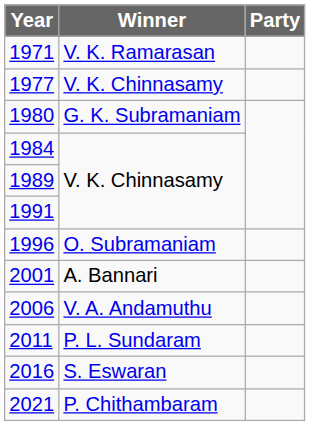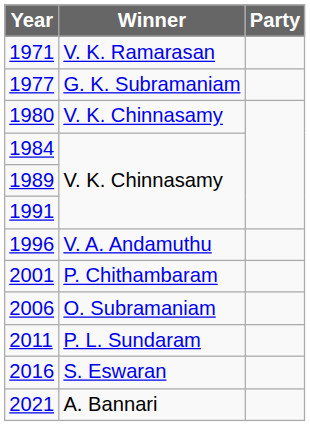(143, 84) V. K. Chinnasamy -> (152, 84) G. K. Subramaniam
(152, 116) G. K. Subramaniam -> (143, 116) V. K. Chinnasamy
(140, 244) O. Subramaniam -> (138, 244) V. A. Andamuthu
(110, 276) A. Bannari -> (141, 276) P. Chithambaram
(138, 308) V. A. Andamuthu -> (140, 308) O. Subramaniam
(141, 404) P. Chithambaram -> (110, 404) A. Bannari
